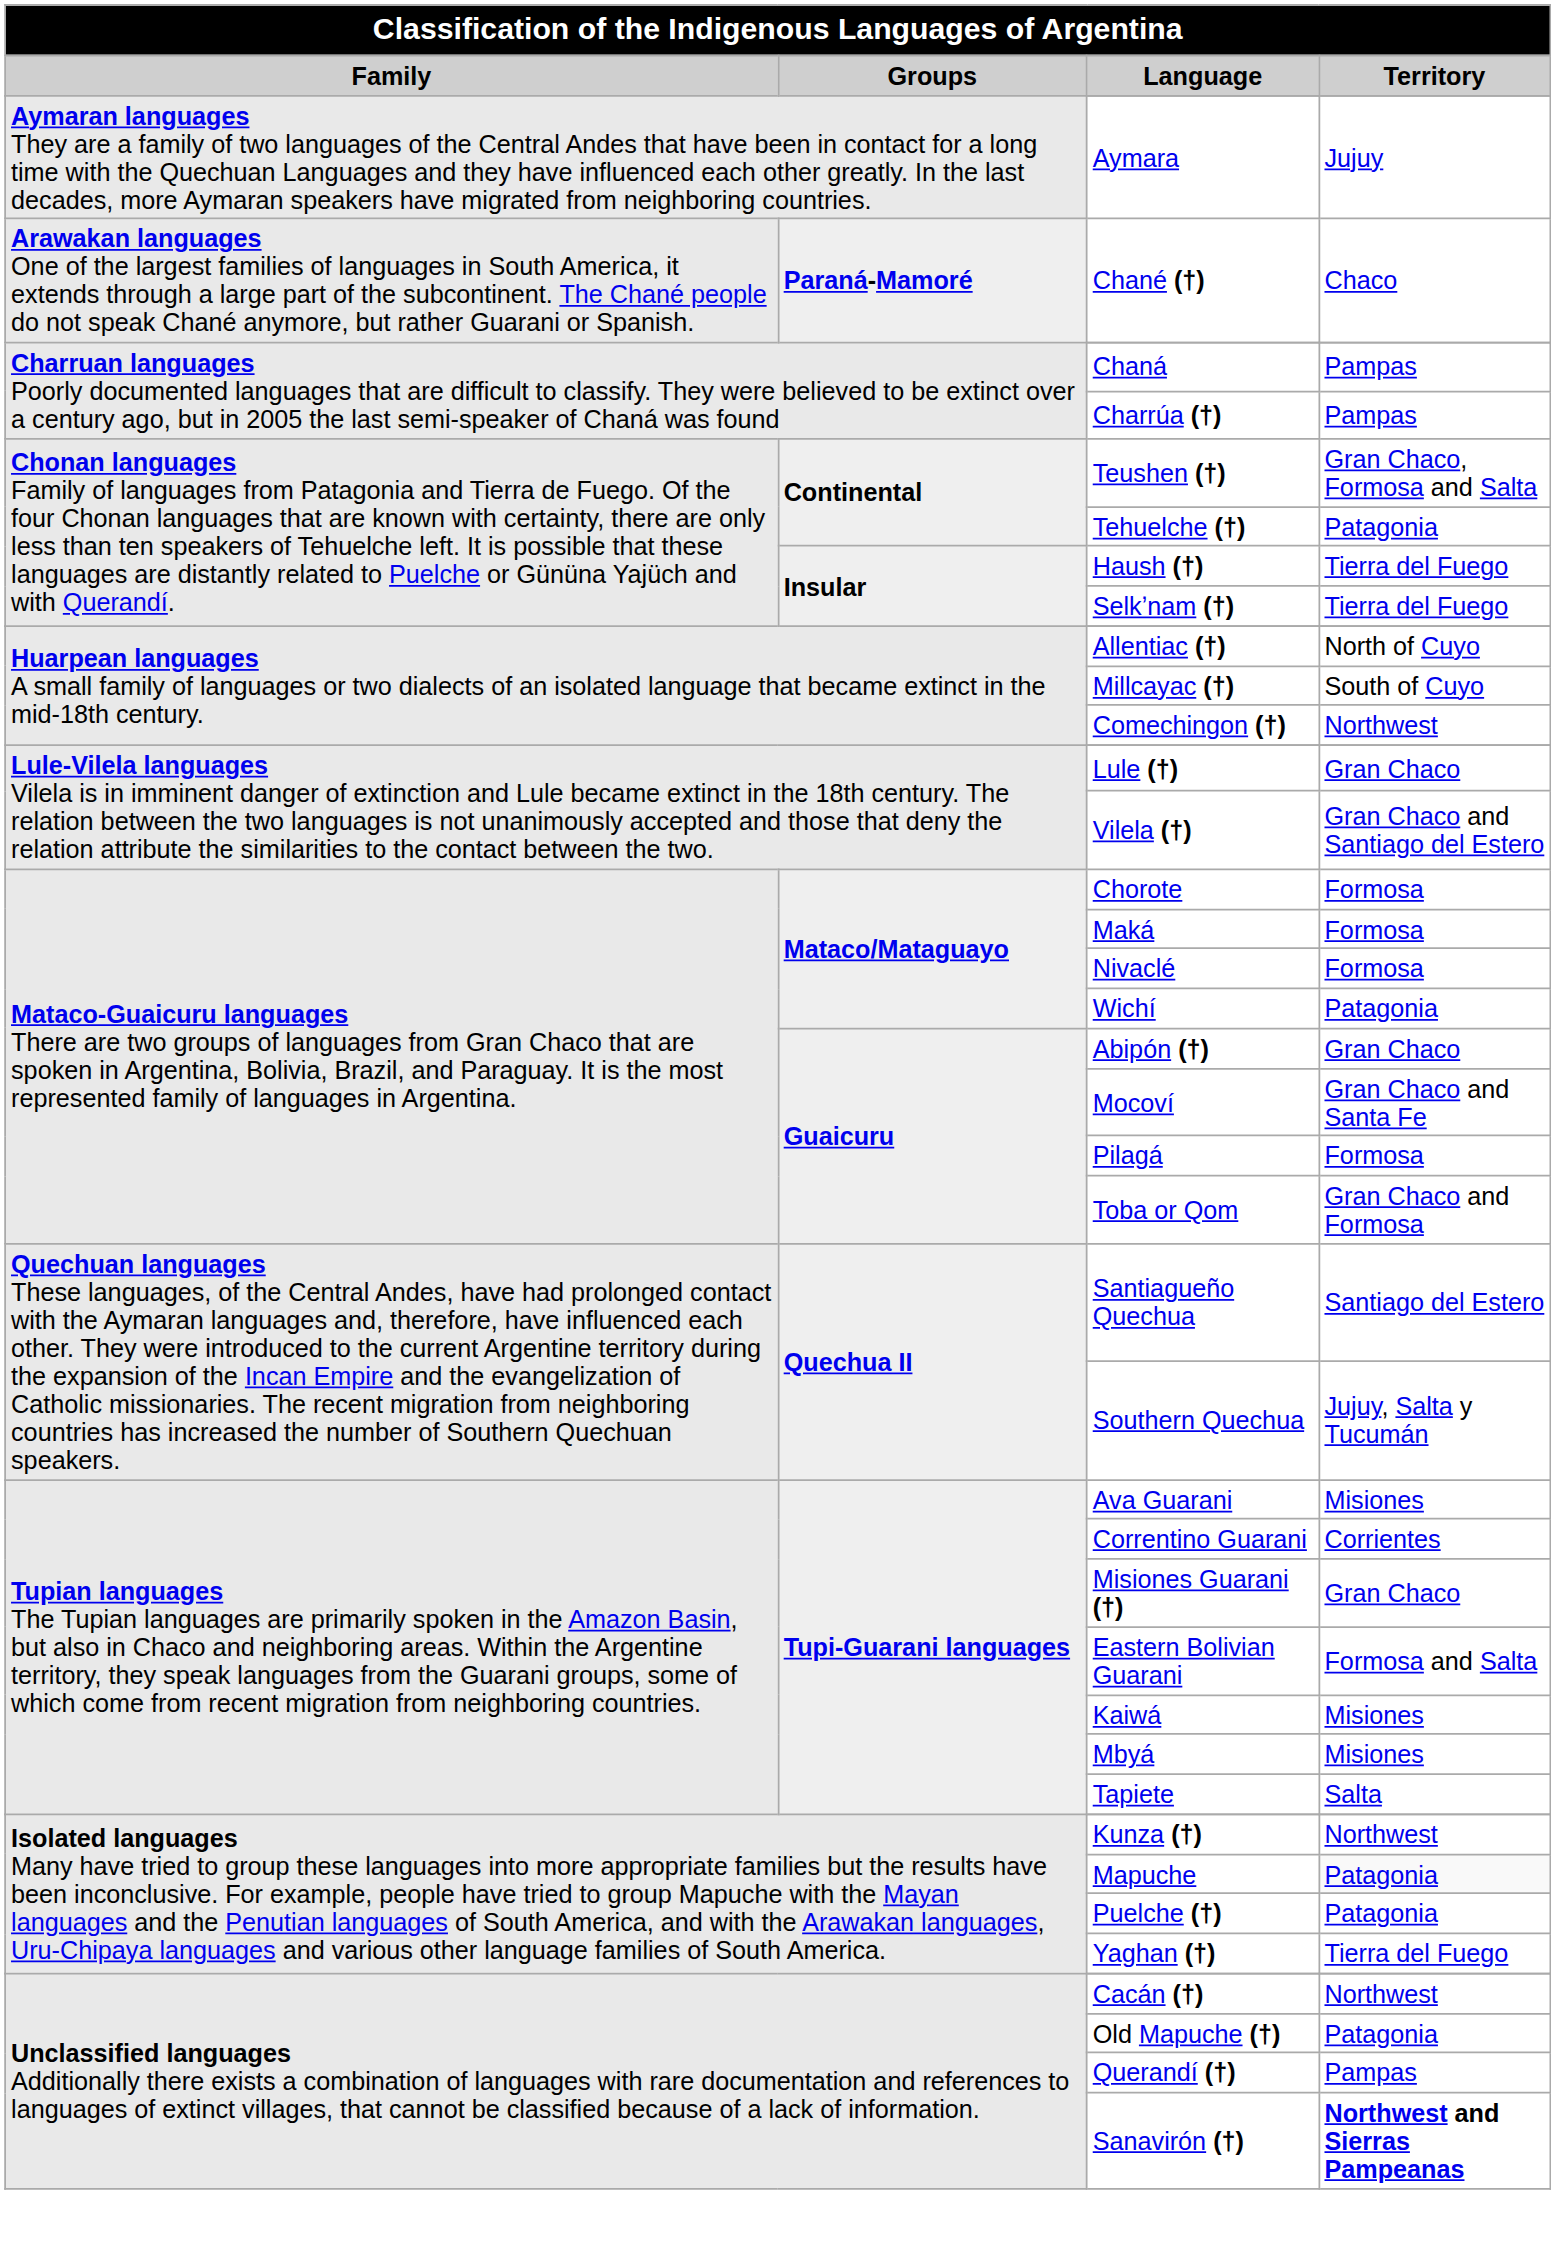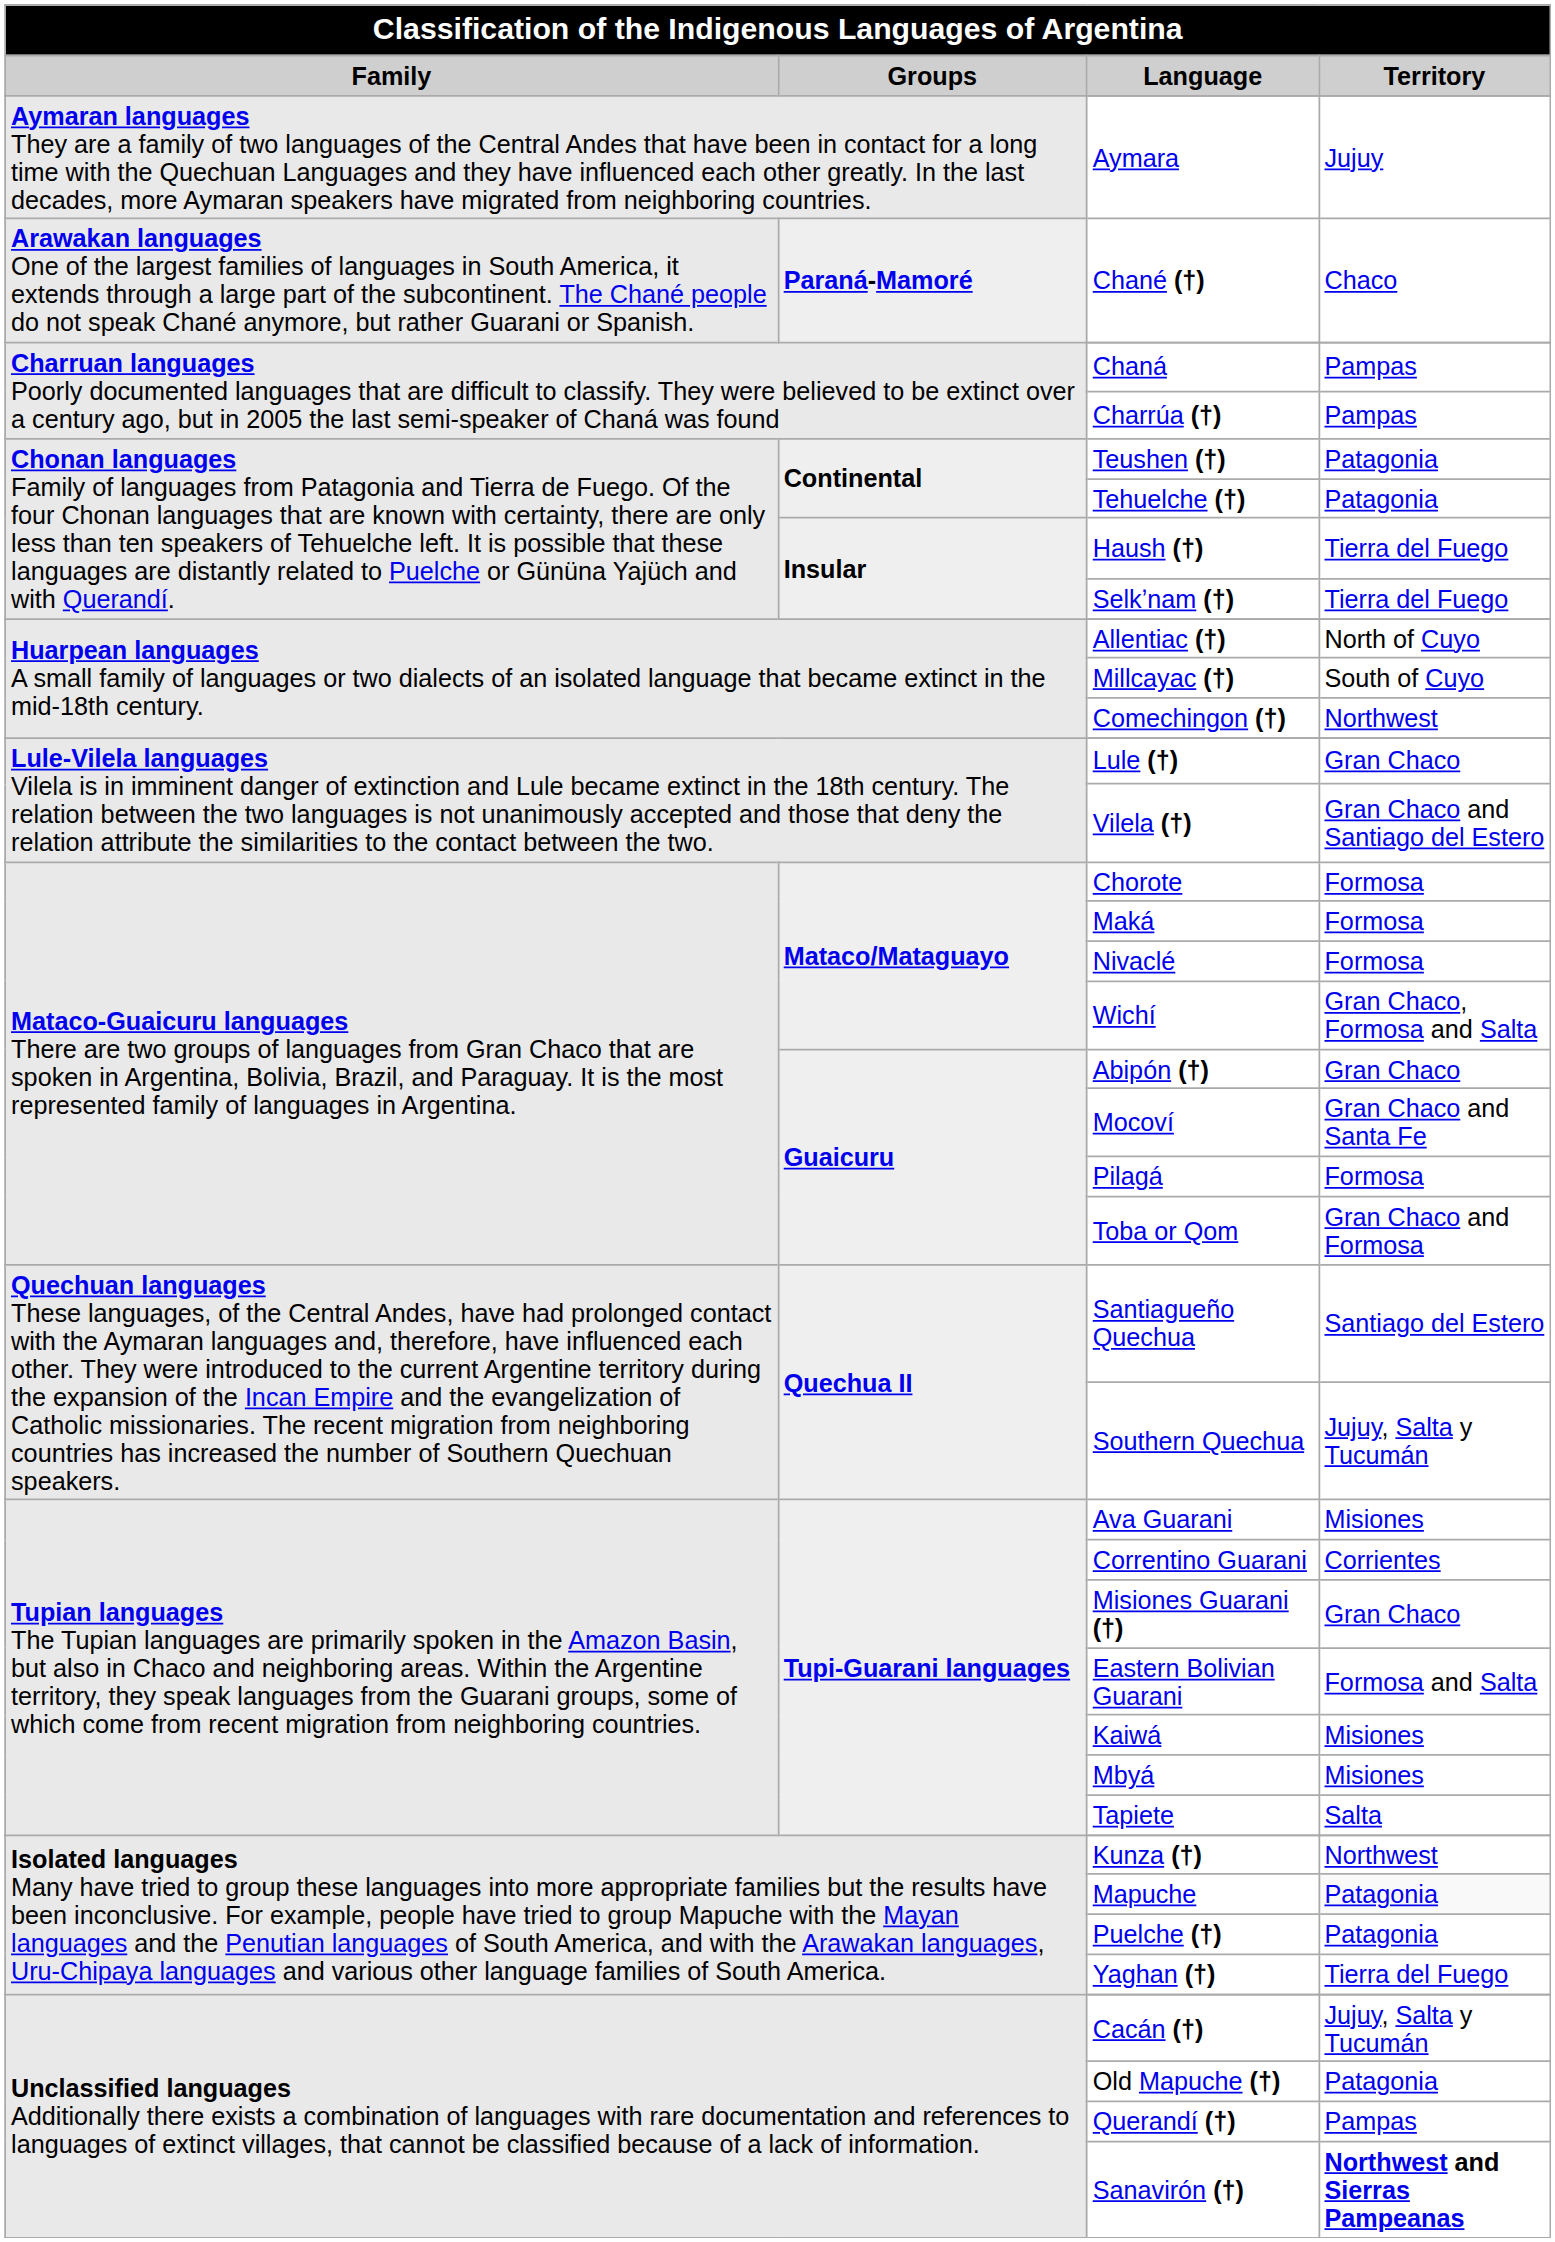(1431, 473) Gran Chaco, Formosa and Salta -> (1381, 459) Patagonia
(1381, 1009) Patagonia -> (1431, 1015) Gran Chaco, Formosa and Salta
(1381, 1993) Northwest -> (1398, 2028) Jujuy, Salta y Tucumán
